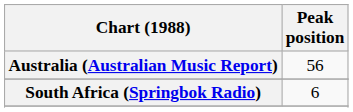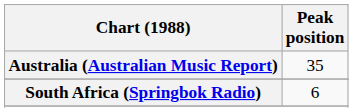(315, 65) 56 -> (315, 65) 35
